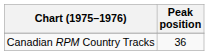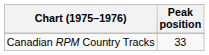(180, 42) 36 -> (180, 42) 33
